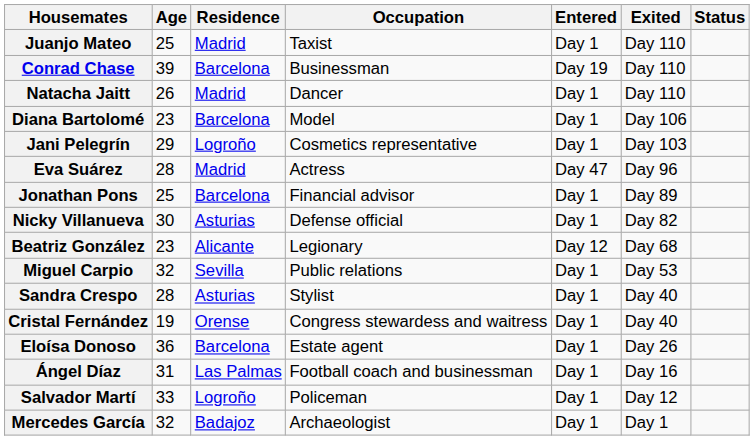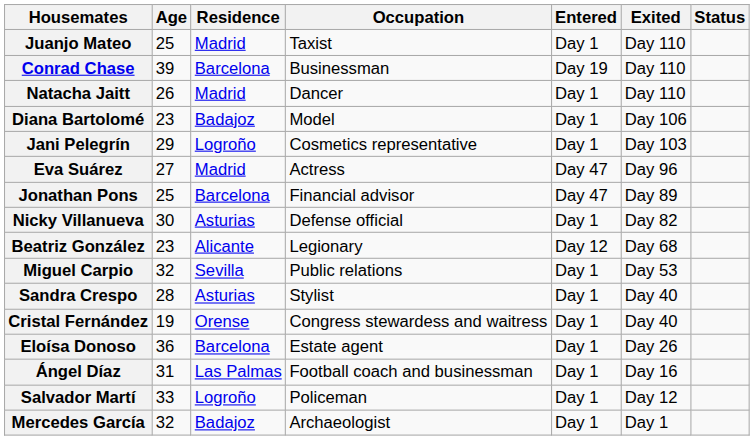(232, 119) Barcelona -> (225, 119) Badajoz
(165, 169) 28 -> (165, 169) 27
(577, 195) Day 1 -> (581, 195) Day 47
